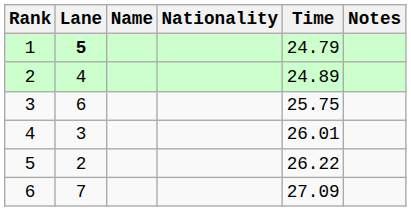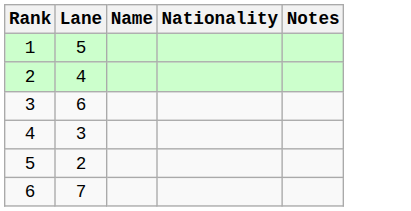- column: (313, 19)
(81, 48) bold -> (81, 48) normal
